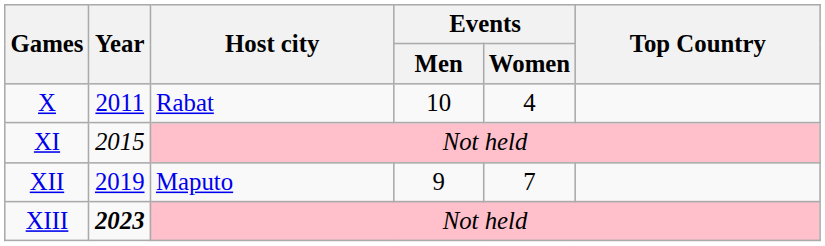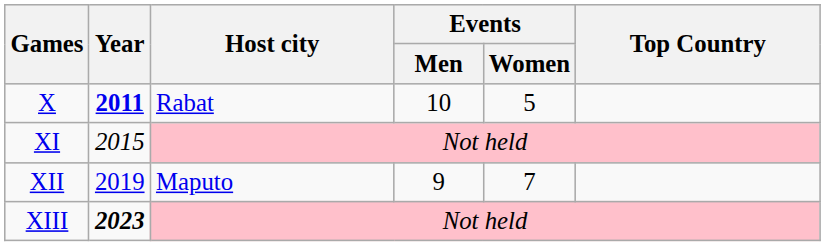(120, 102) normal -> (120, 102) bold
(529, 102) 4 -> (529, 102) 5
